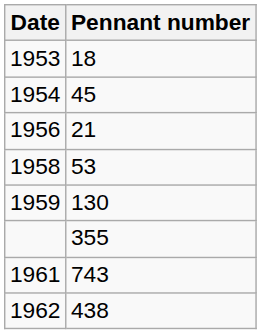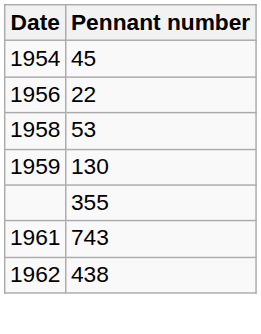- row: (35, 58)
(84, 130) 21 -> (84, 94) 22
